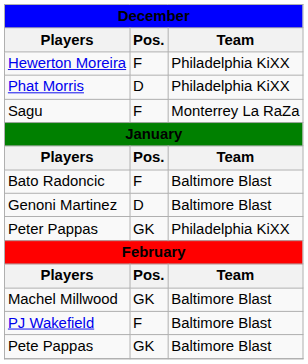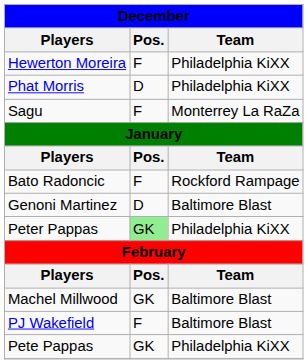(221, 181) Baltimore Blast -> (235, 181) Rockford Rampage
(144, 228) no background -> (144, 228) lightgreen background
(221, 346) Baltimore Blast -> (230, 346) Philadelphia KiXX
